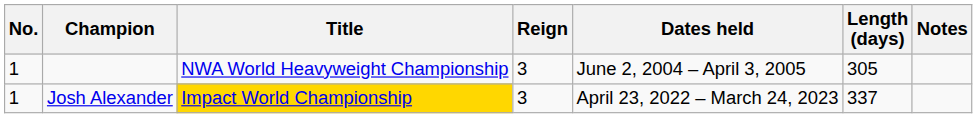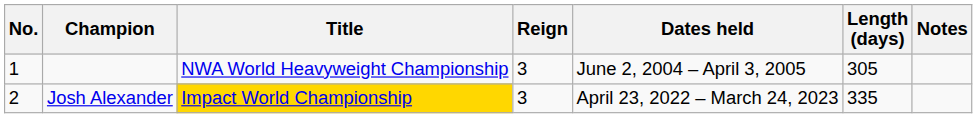(14, 98) 1 -> (14, 98) 2
(862, 98) 337 -> (862, 98) 335
